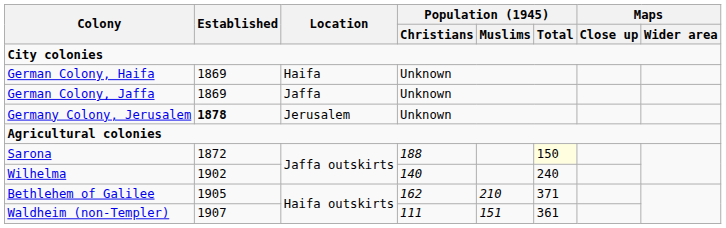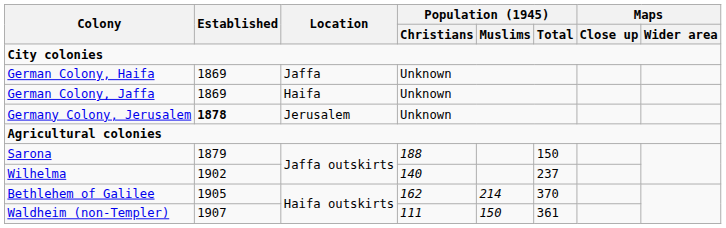(302, 74) Haifa -> (302, 74) Jaffa
(302, 94) Jaffa -> (302, 94) Haifa
(212, 154) 1872 -> (212, 154) 1879
(548, 154) lightyellow background -> (548, 154) no background
(548, 174) 240 -> (548, 174) 237
(490, 194) 210 -> (490, 194) 214
(548, 194) 371 -> (548, 194) 370
(490, 214) 151 -> (490, 214) 150
